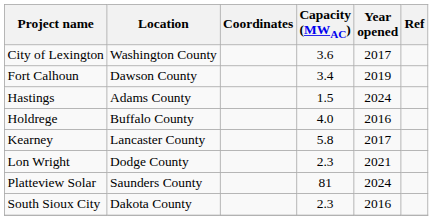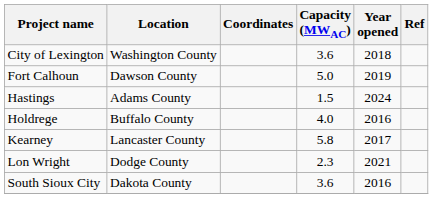(378, 55) 2017 -> (378, 55) 2018
(325, 76) 3.4 -> (325, 76) 5.0
- row: (52, 182)
(325, 204) 2.3 -> (325, 182) 3.6
